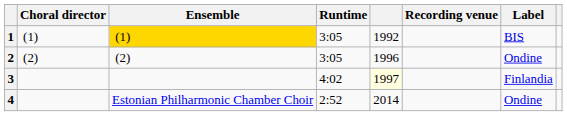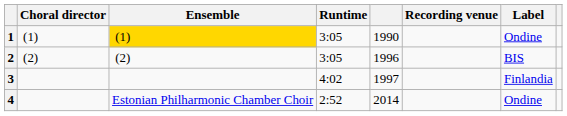(386, 36) 1992 -> (386, 36) 1990
(514, 36) BIS -> (523, 36) Ondine
(523, 57) Ondine -> (514, 57) BIS
(386, 79) lightyellow background -> (386, 79) no background
